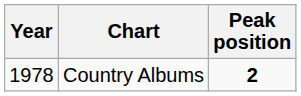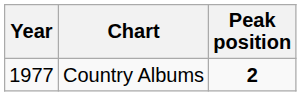(31, 74) 1978 -> (31, 74) 1977
